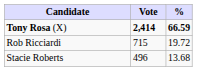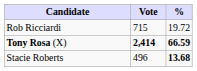rows swapped: (36, 27) <-> (34, 43)
(179, 58) normal -> (179, 58) bold
